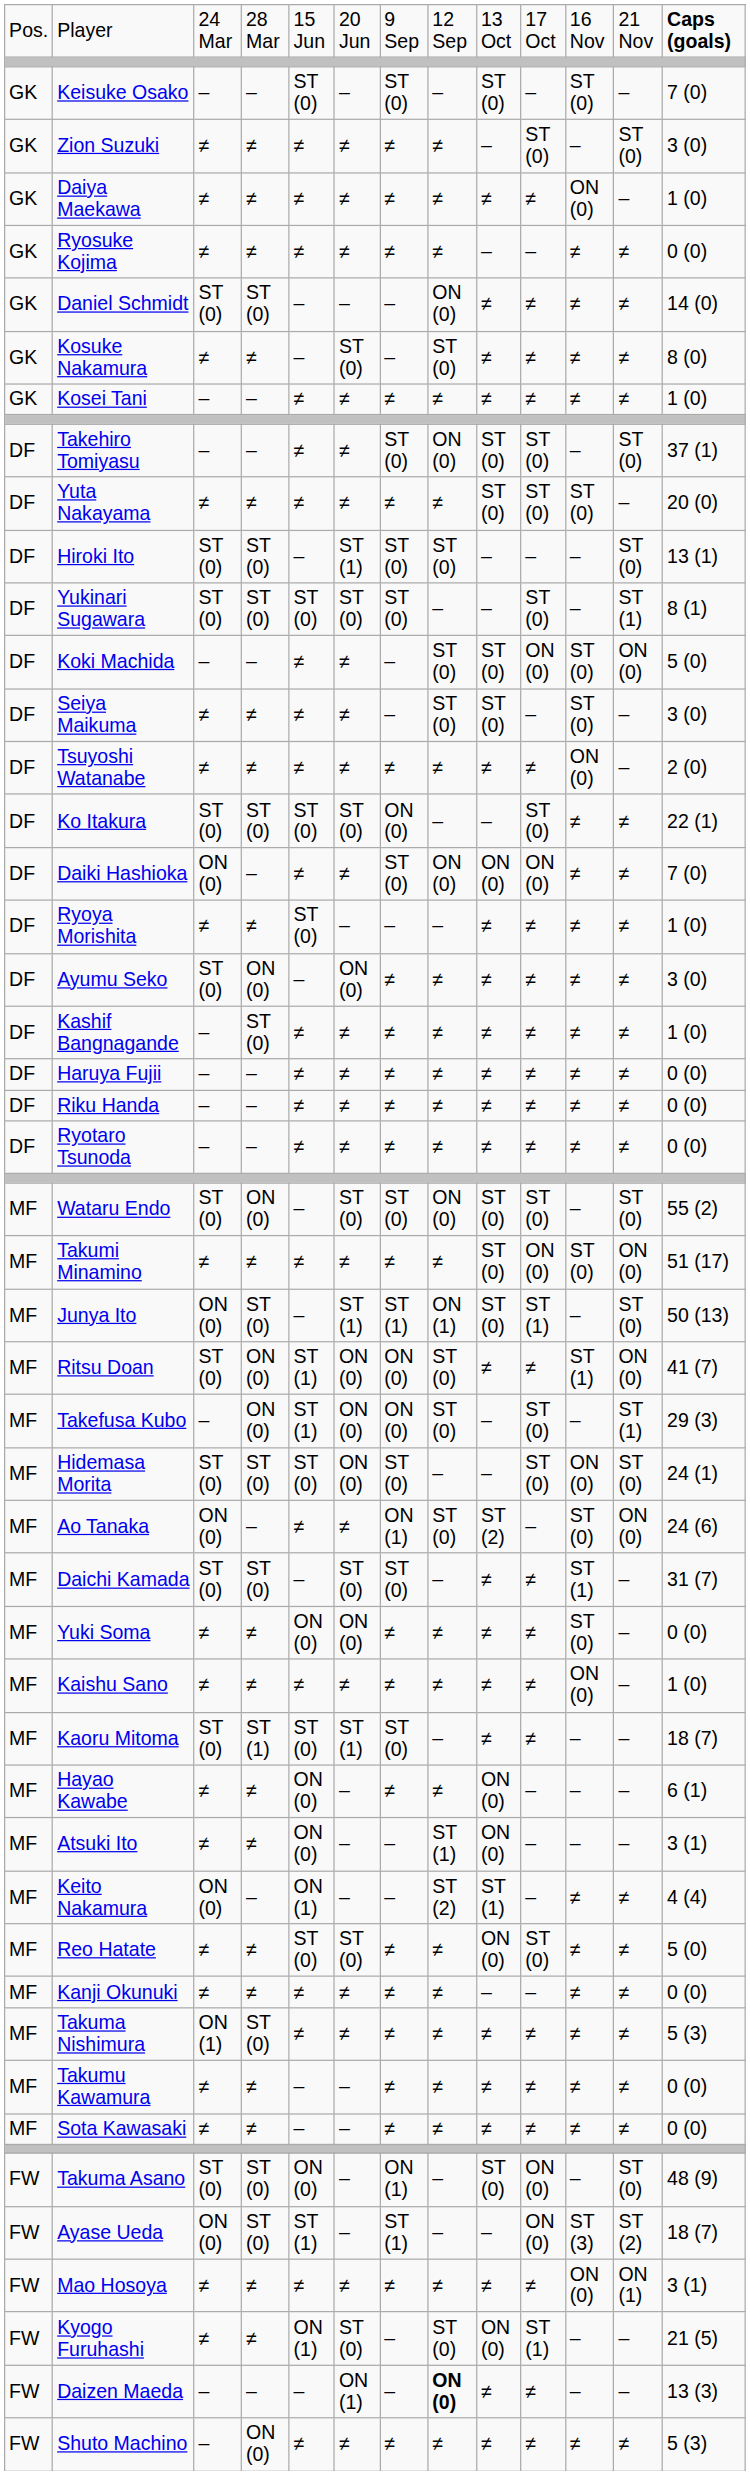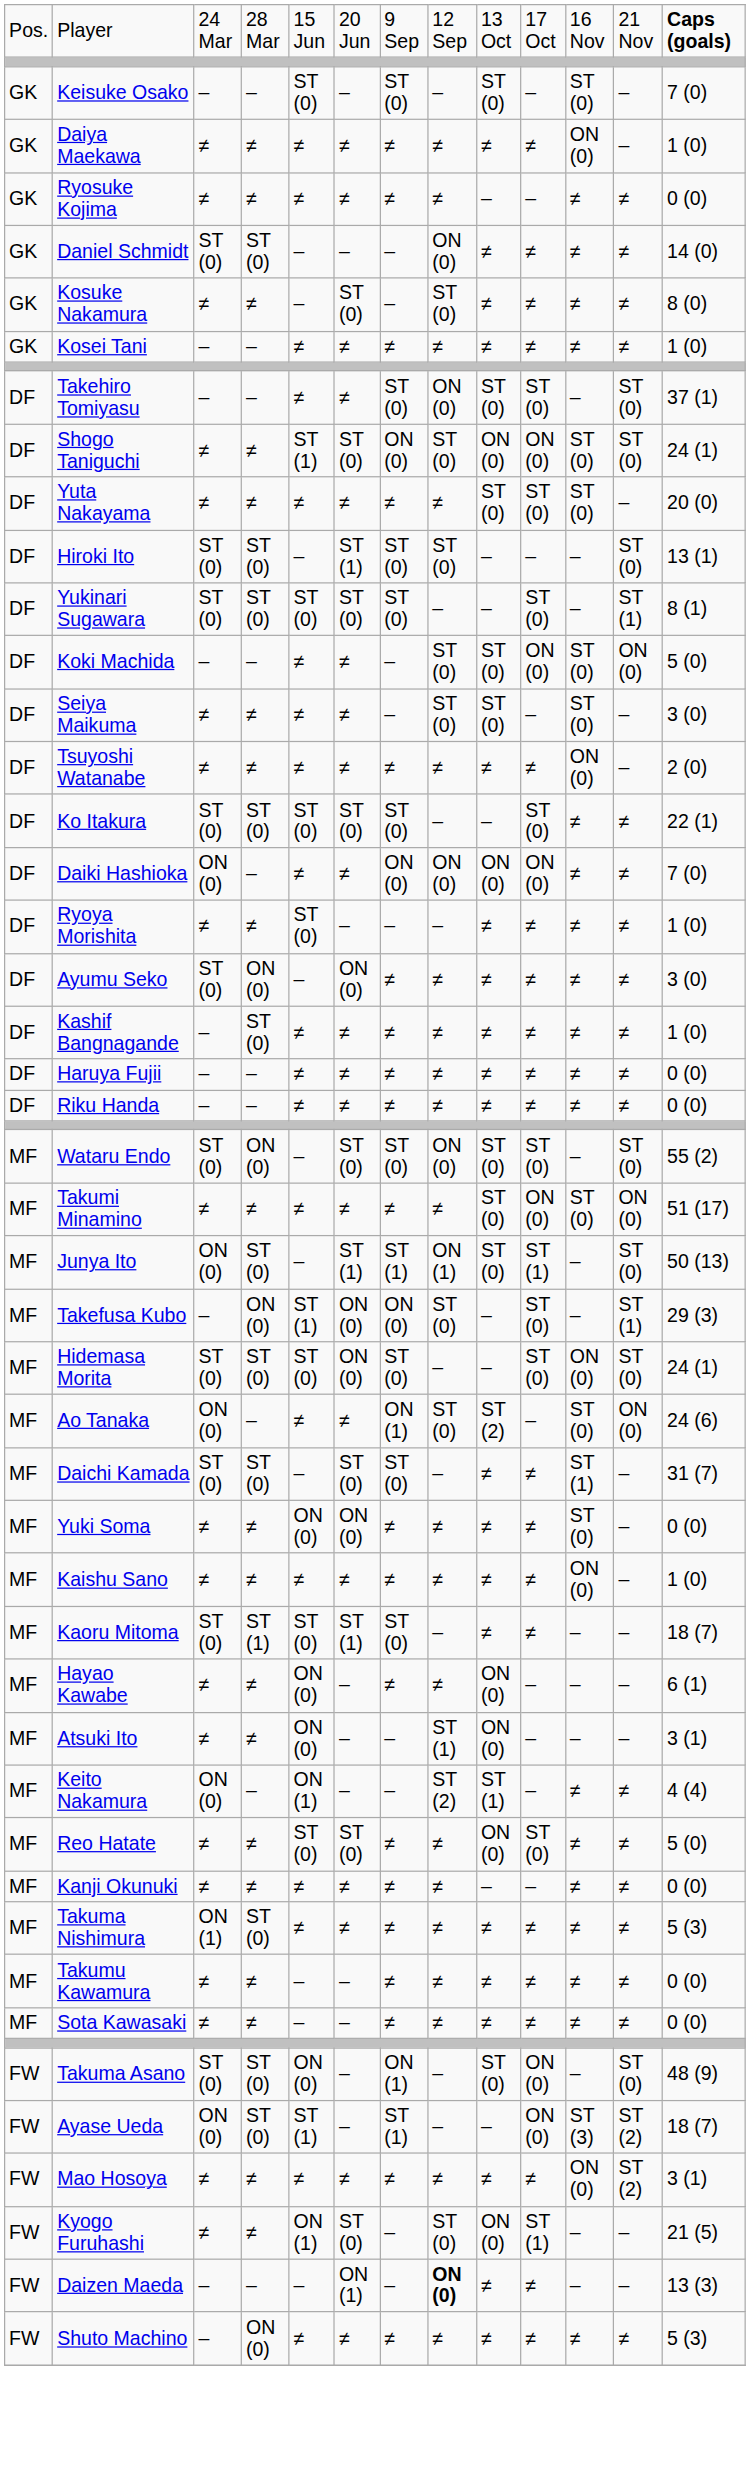- row: (108, 145)
+ row: (98, 450)
(399, 820) ON (0) -> (397, 820) ST (0)
(397, 873) ST (0) -> (399, 873) ON (0)
- row: (94, 1147)
- row: (105, 1367)
(633, 2285) ON (1) -> (631, 2179) ST (2)
